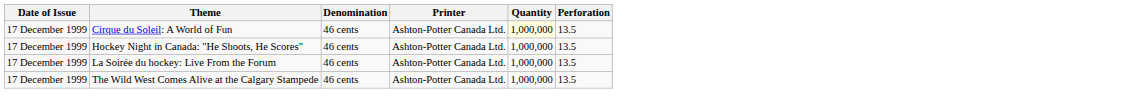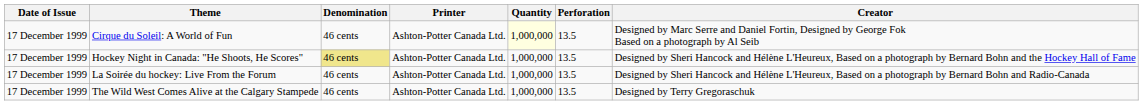+ column: (875, 12)
(341, 46) no background -> (341, 58) khaki background
